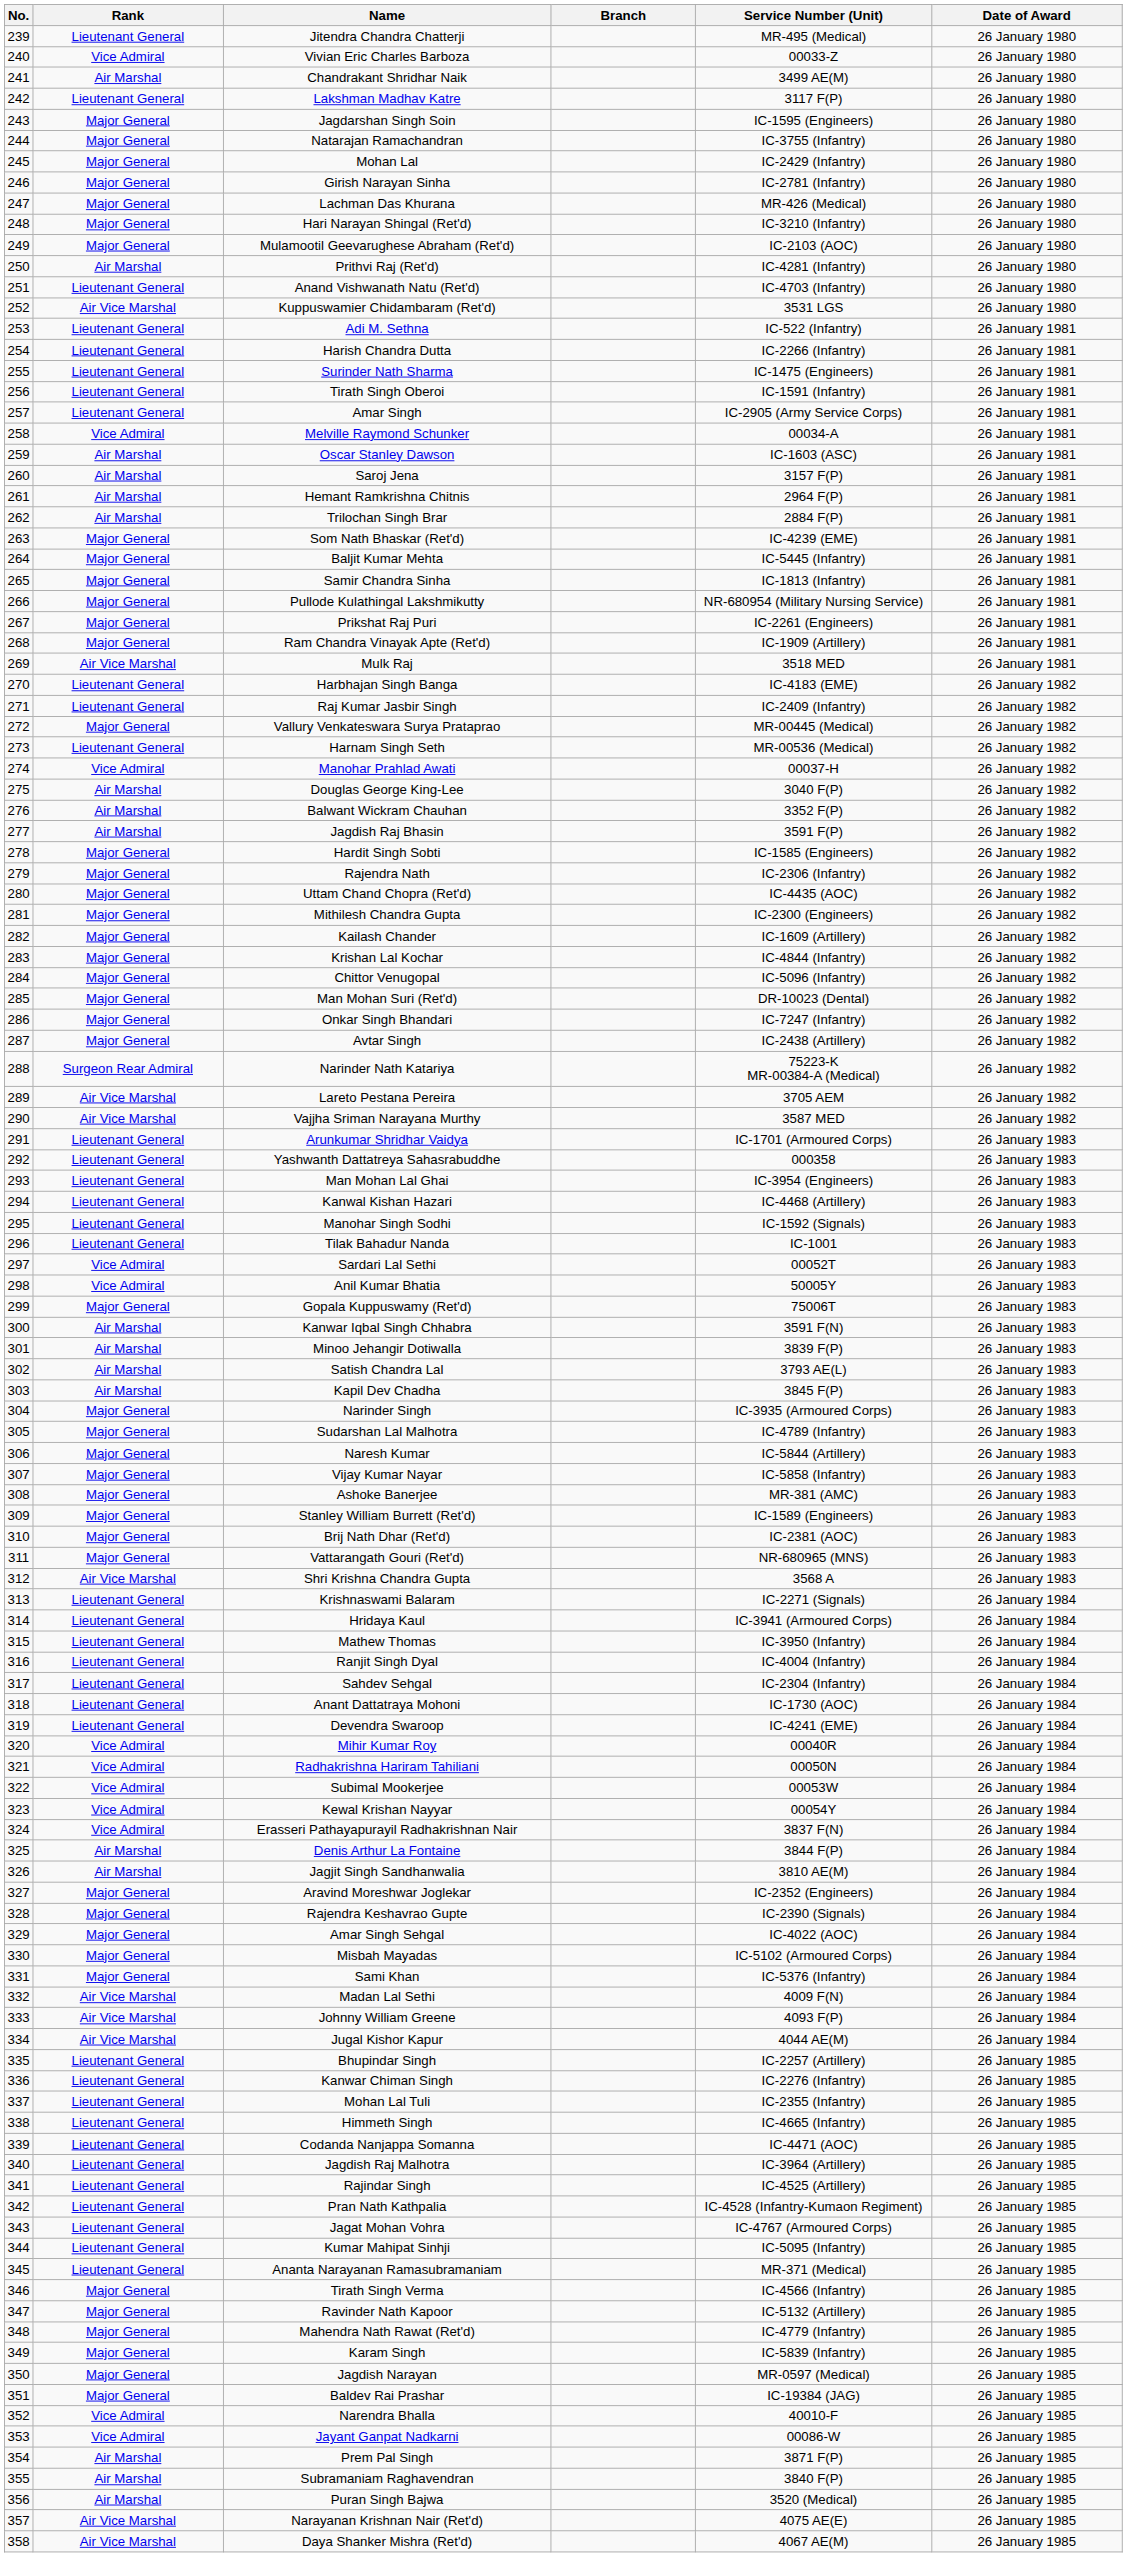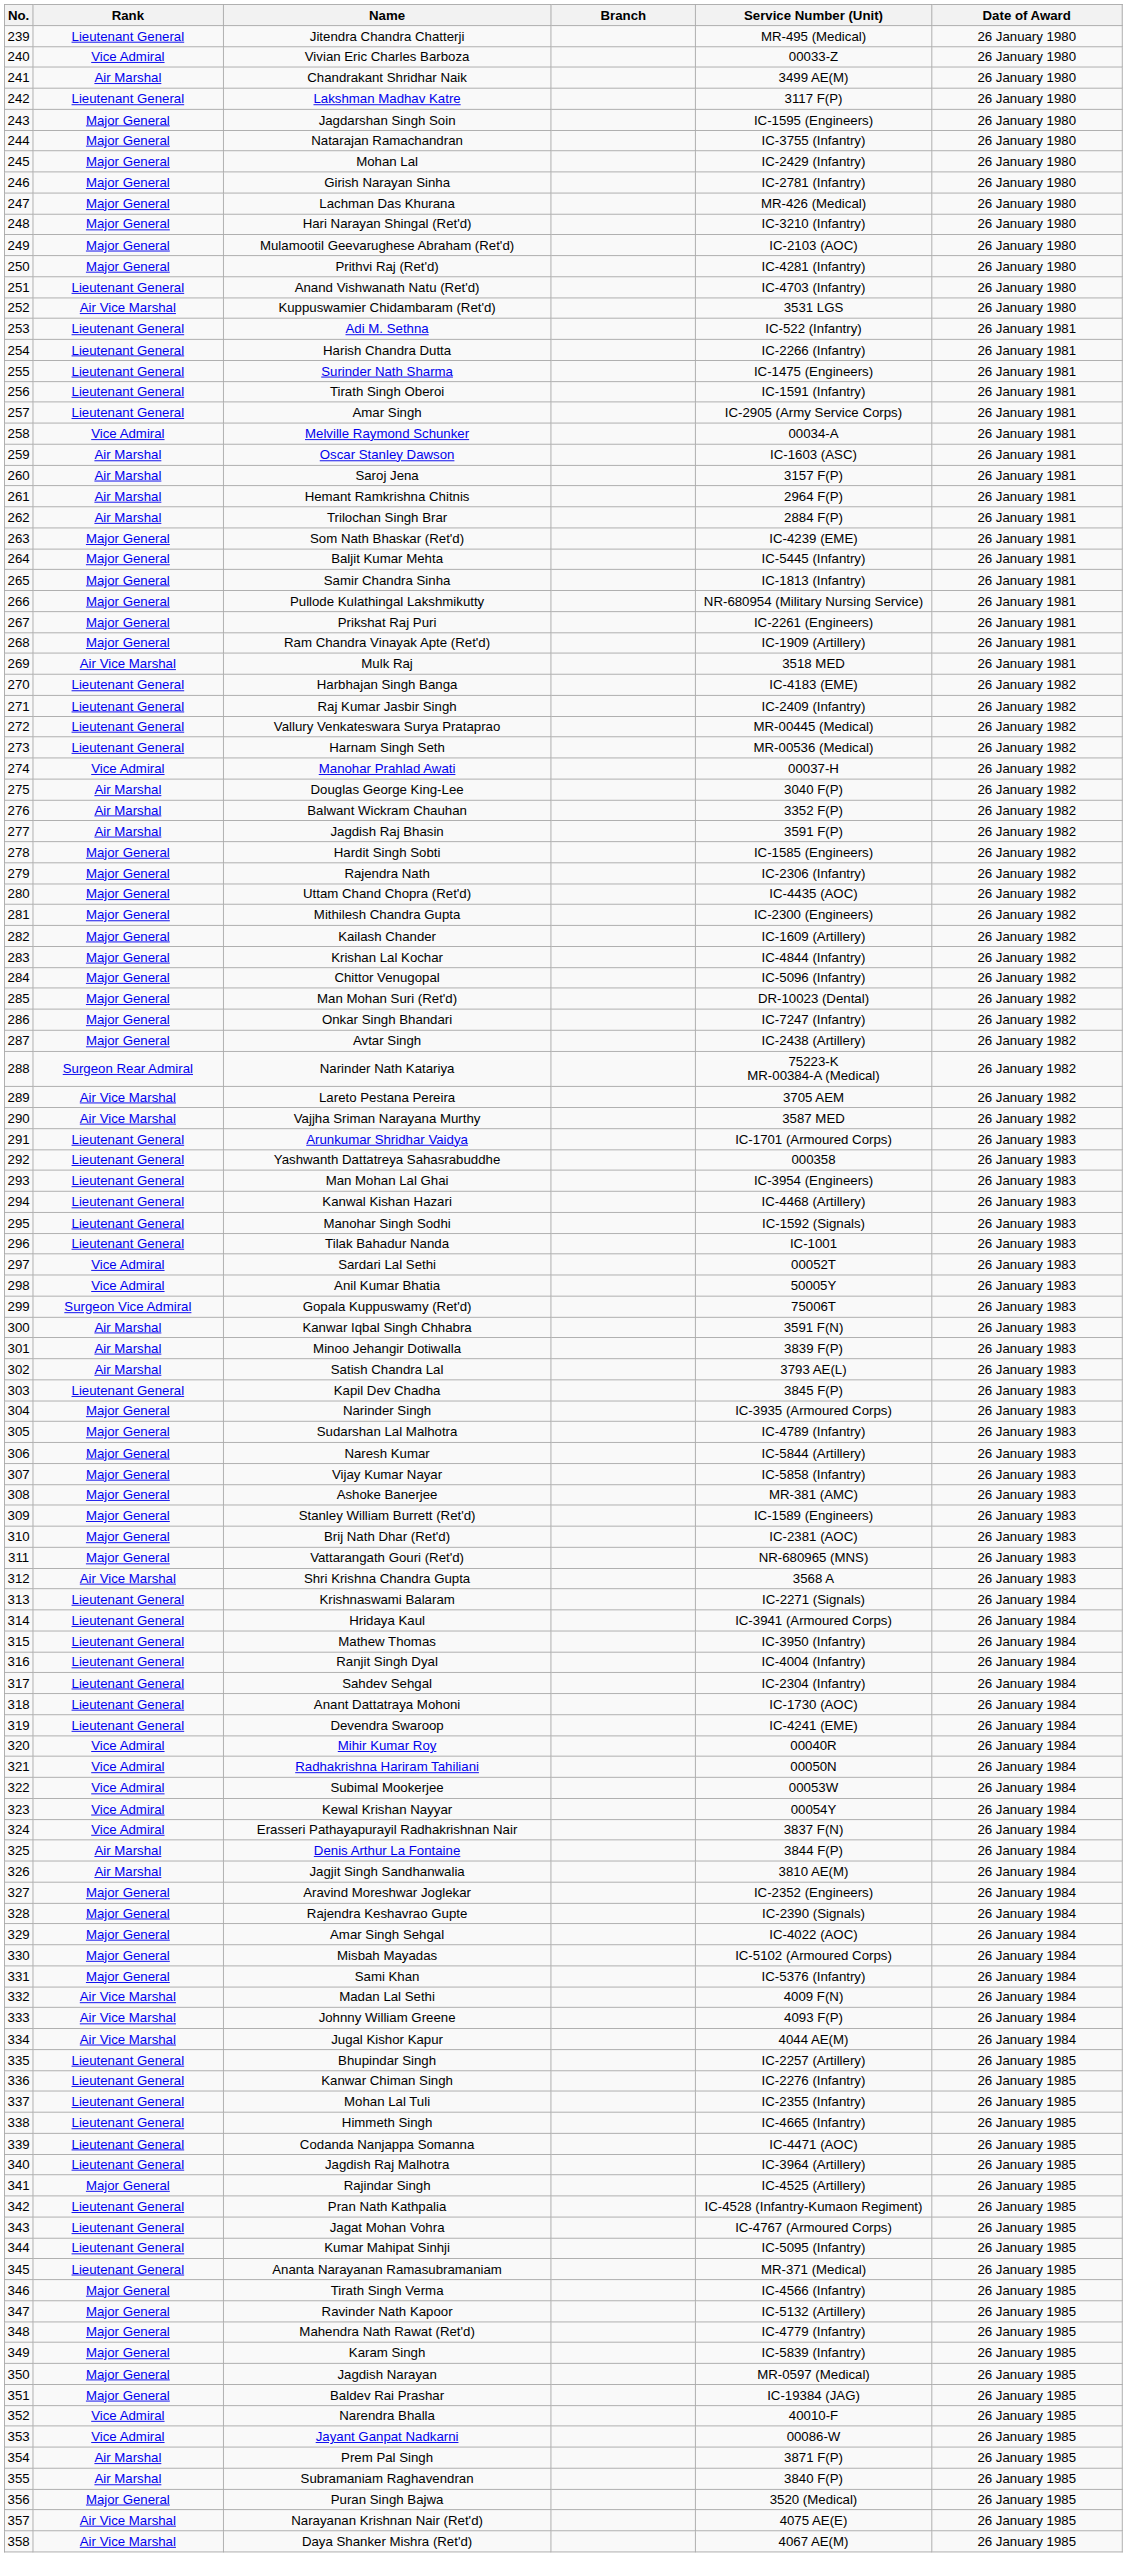(128, 266) Air Marshal -> (128, 266) Major General
(128, 727) Major General -> (128, 727) Lieutenant General
(128, 1307) Major General -> (128, 1307) Surgeon Vice Admiral
(128, 1390) Air Marshal -> (128, 1390) Lieutenant General
(128, 2186) Lieutenant General -> (128, 2186) Major General
(128, 2500) Air Marshal -> (128, 2500) Major General
